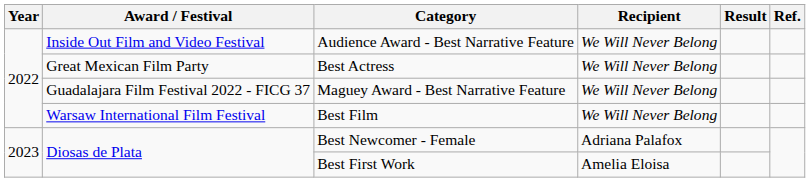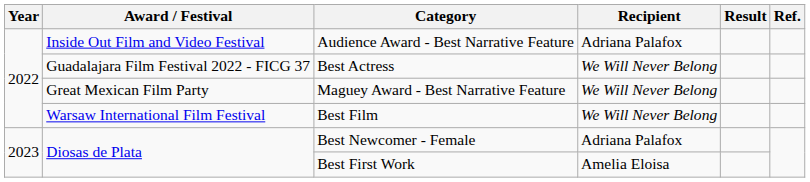(649, 41) We Will Never Belong -> (632, 41) Adriana Palafox
(128, 66) Great Mexican Film Party -> (178, 66) Guadalajara Film Festival 2022 - FICG 37
(178, 90) Guadalajara Film Festival 2022 - FICG 37 -> (128, 90) Great Mexican Film Party
